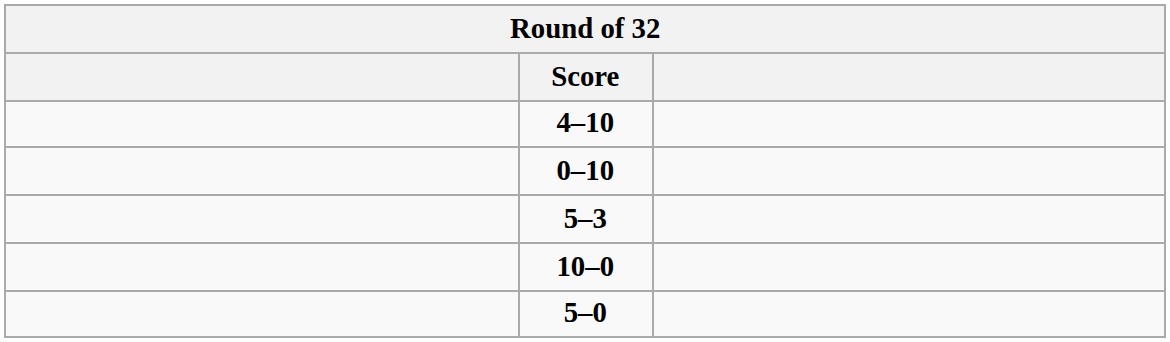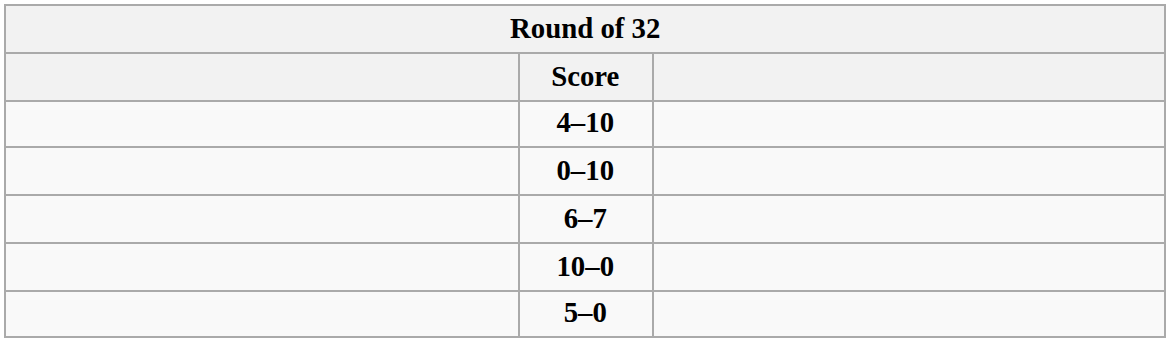+ row: (585, 218)
- row: (585, 218)
